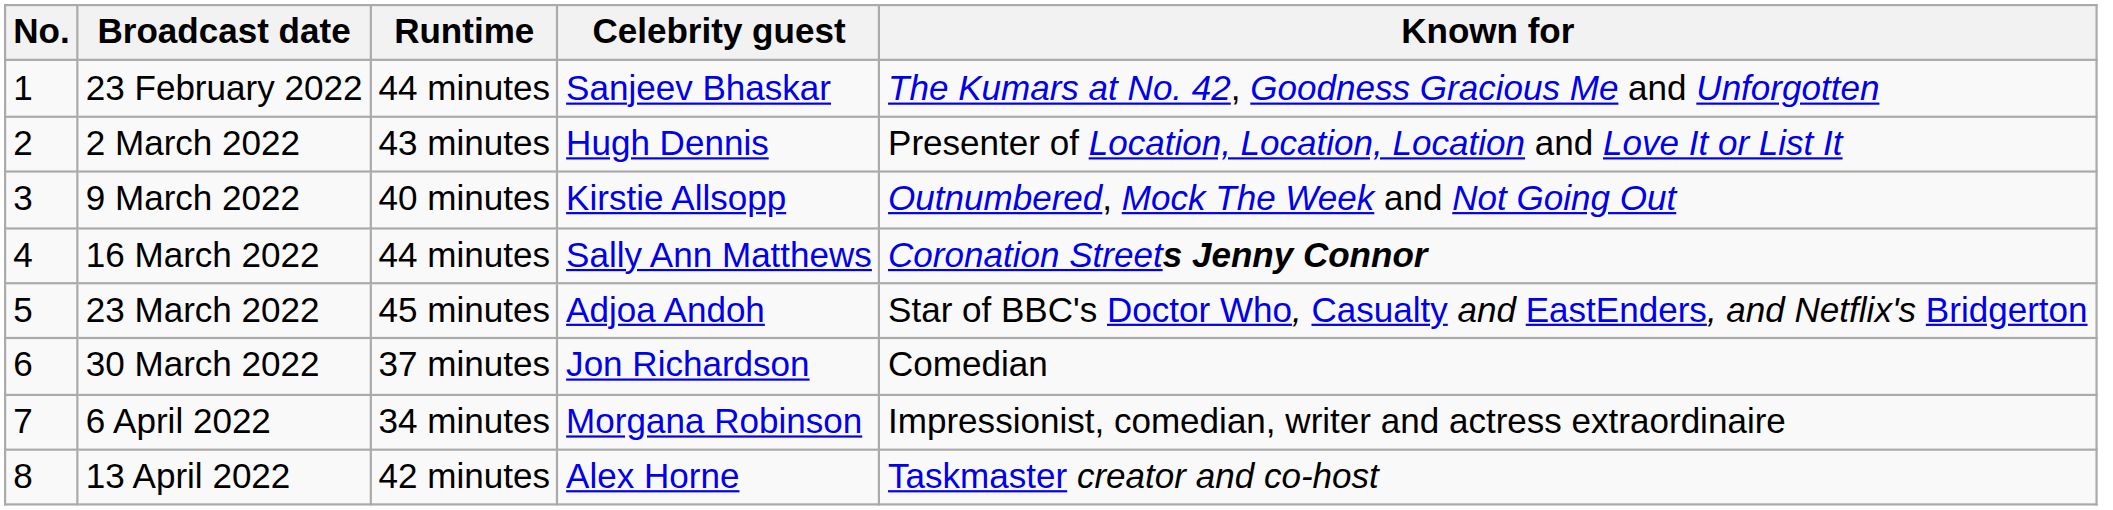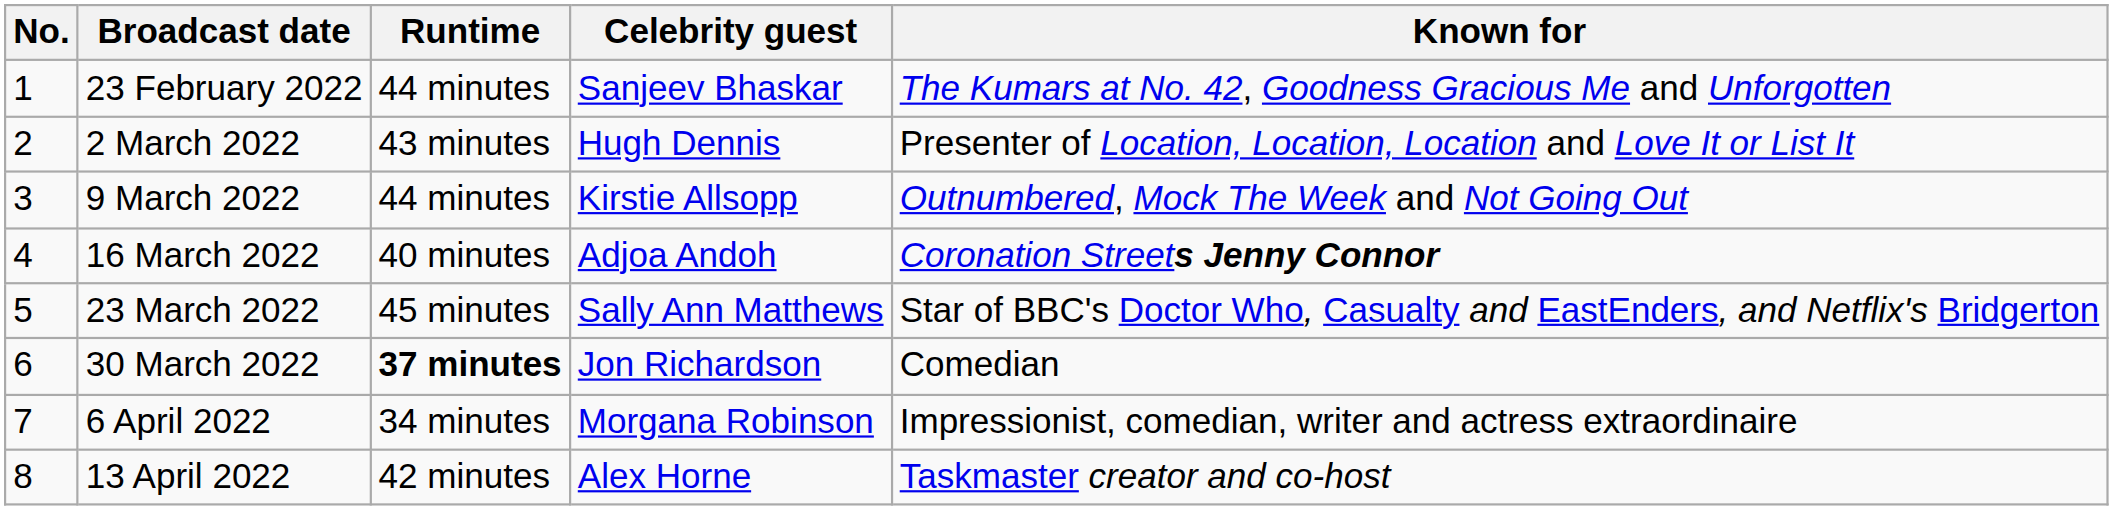(464, 198) 40 minutes -> (464, 198) 44 minutes
(464, 254) 44 minutes -> (464, 254) 40 minutes
(719, 254) Sally Ann Matthews -> (677, 254) Adjoa Andoh
(665, 310) Adjoa Andoh -> (731, 310) Sally Ann Matthews
(464, 365) normal -> (470, 365) bold
